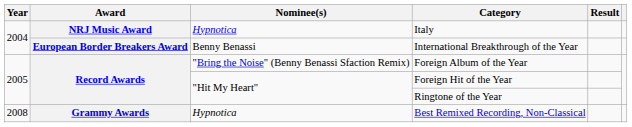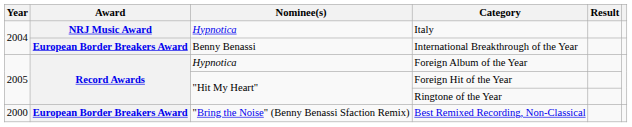(301, 63) "Bring the Noise" (Benny Benassi Sfaction Remix) -> (215, 63) Hypnotica
(17, 113) 2008 -> (17, 113) 2000
(110, 113) Grammy Awards -> (110, 113) European Border Breakers Award
(215, 113) Hypnotica -> (301, 113) "Bring the Noise" (Benny Benassi Sfaction Remix)
